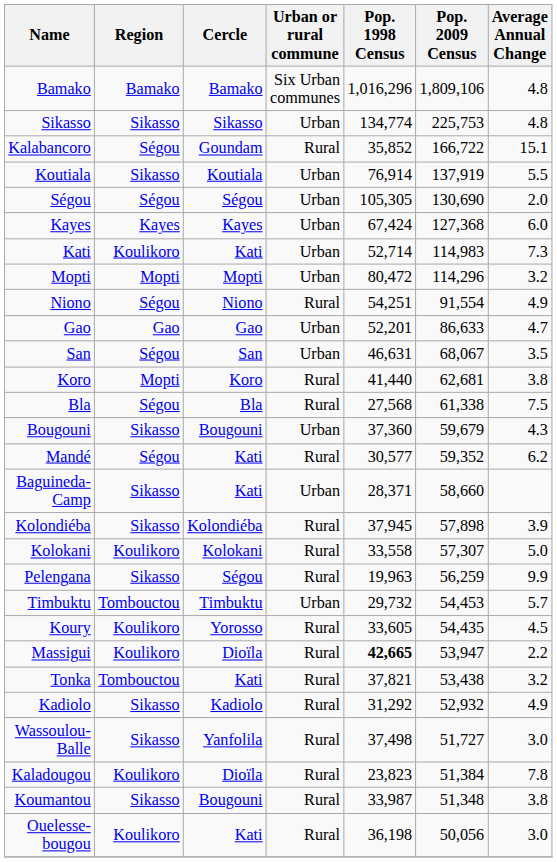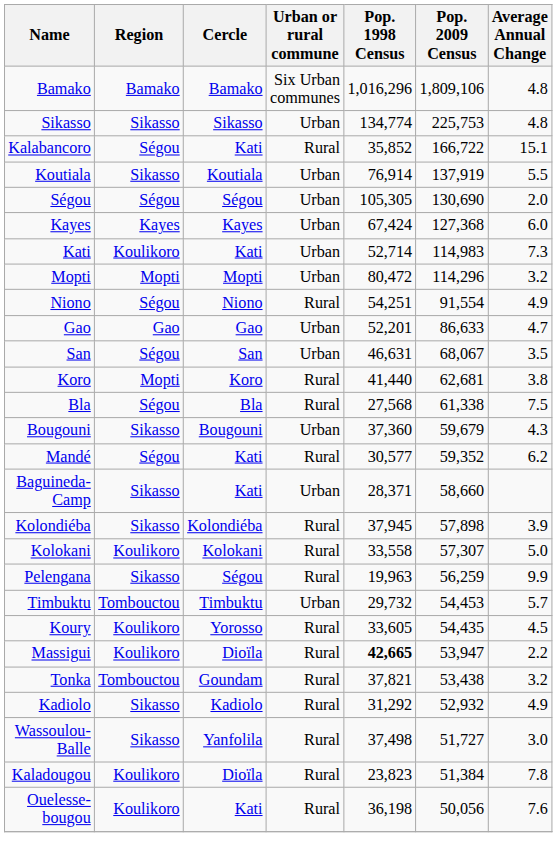(231, 148) Goundam -> (249, 148) Kati
(249, 679) Kati -> (231, 679) Goundam
- row: (53, 800)
(538, 834) 3.0 -> (538, 809) 7.6
